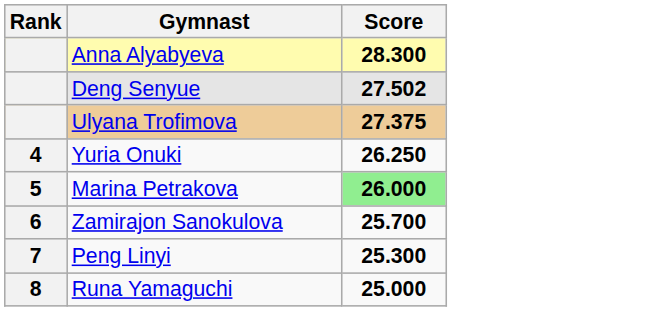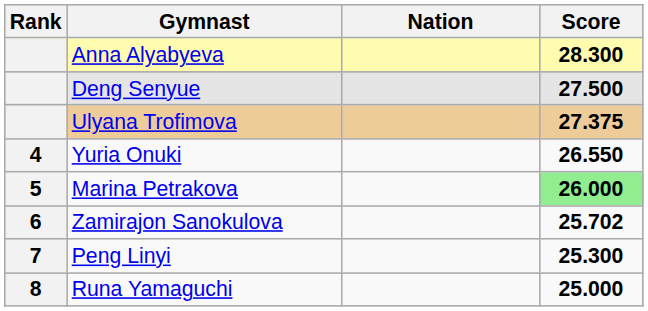+ column: (441, 21)
(394, 88) 27.502 -> (591, 88) 27.500
(394, 155) 26.250 -> (591, 155) 26.550
(394, 222) 25.700 -> (591, 222) 25.702
